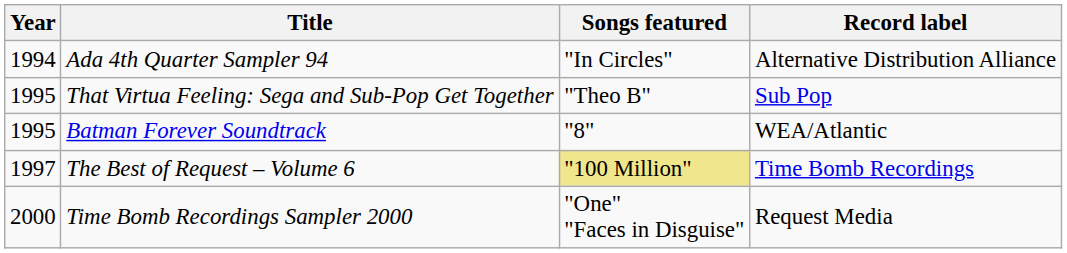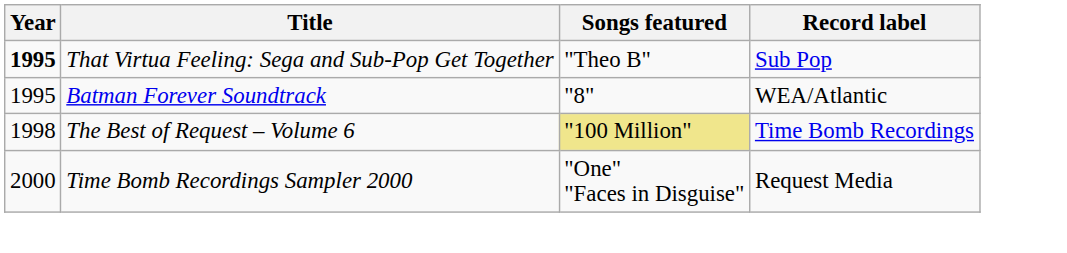- row: (197, 58)
(33, 95) normal -> (33, 58) bold
(33, 167) 1997 -> (33, 131) 1998
